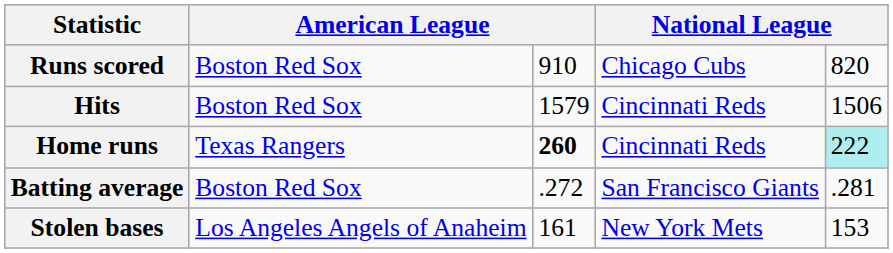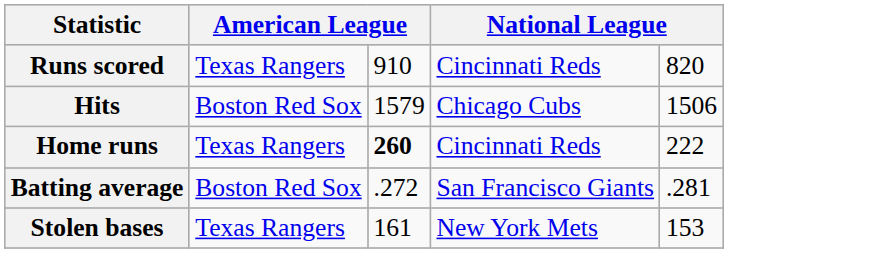(278, 65) Boston Red Sox -> (270, 65) Texas Rangers
(674, 65) Chicago Cubs -> (519, 65) Cincinnati Reds
(684, 106) Cincinnati Reds -> (509, 106) Chicago Cubs
(850, 146) paleturquoise background -> (685, 146) no background
(361, 227) Los Angeles Angels of Anaheim -> (270, 227) Texas Rangers
